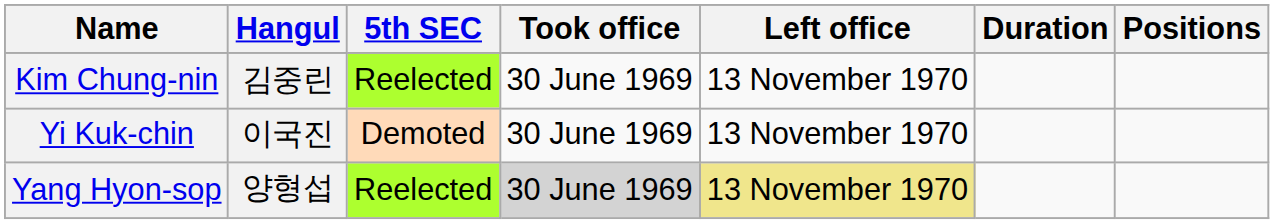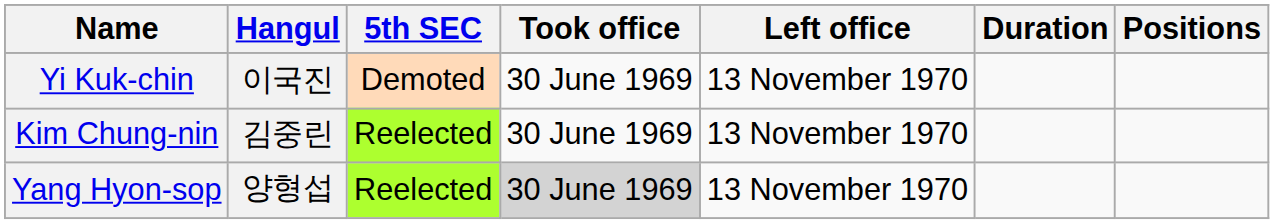rows swapped: (117, 134) <-> (117, 80)
(837, 189) khaki background -> (837, 189) no background
